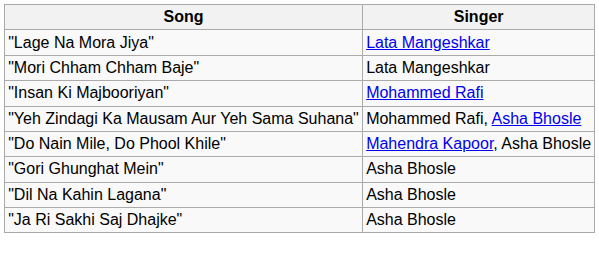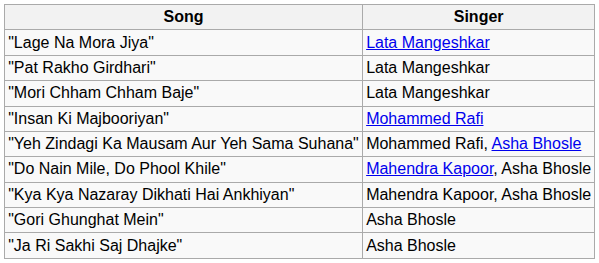+ row: (82, 67)
+ row: (151, 194)
- row: (87, 194)
